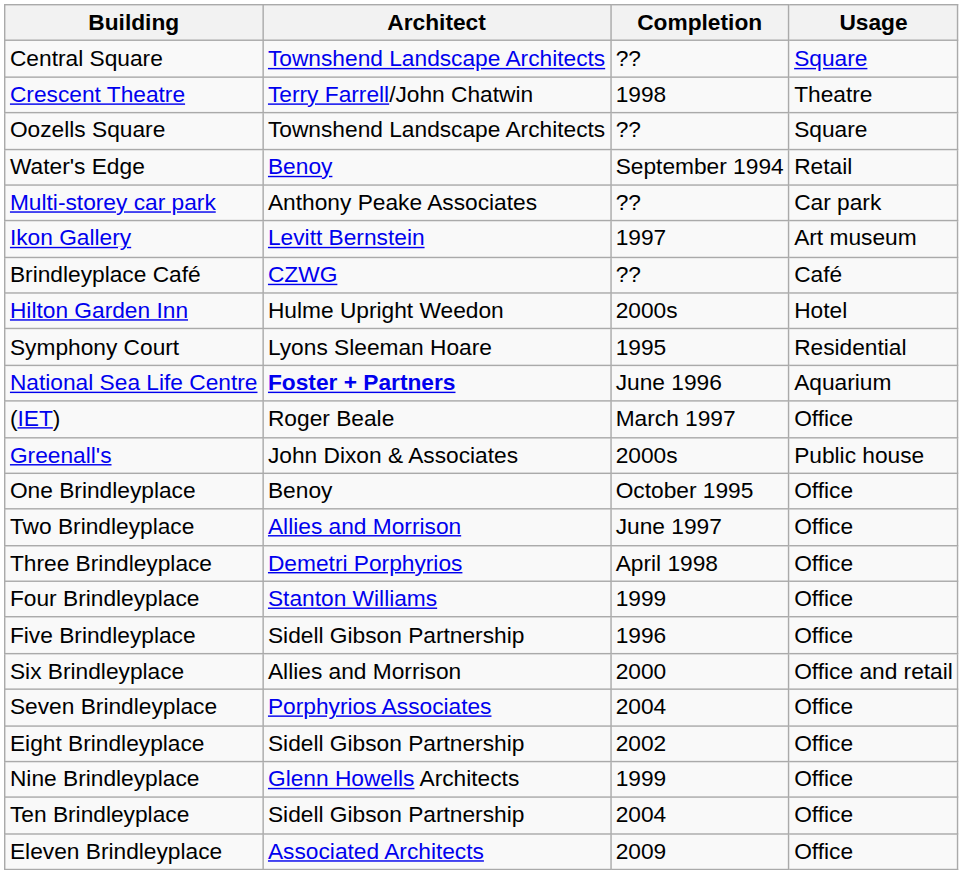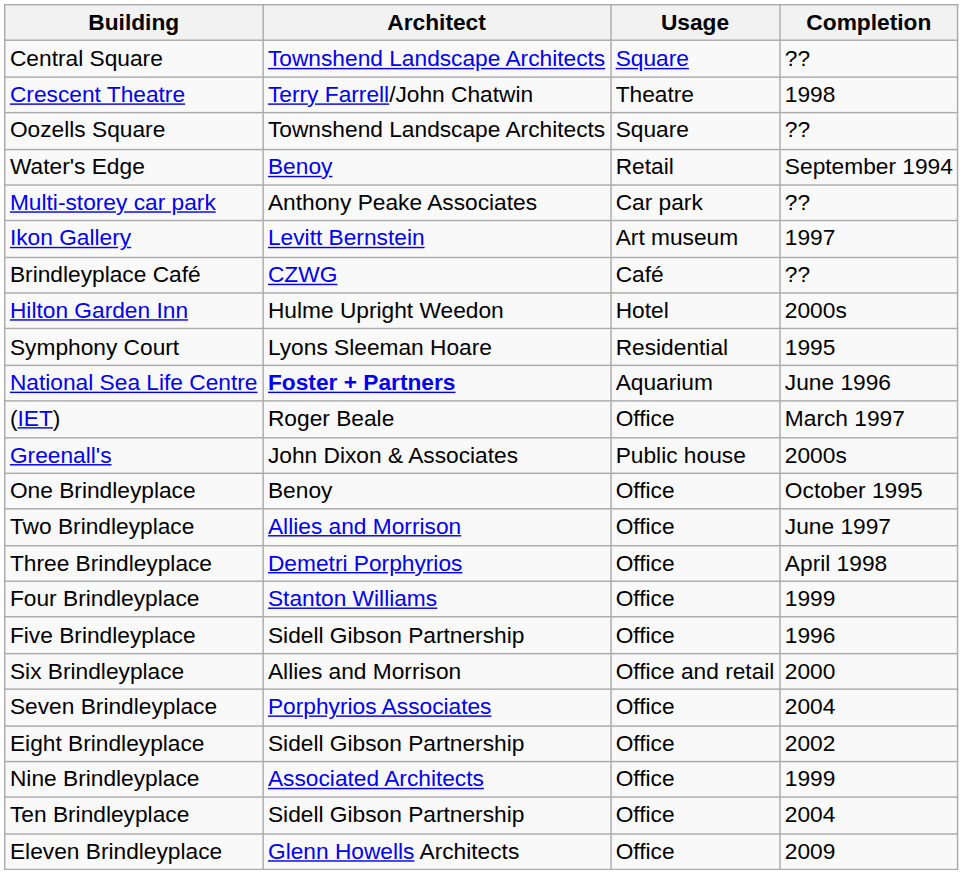columns swapped: (873, 22) <-> (700, 22)
(394, 779) Glenn Howells Architects -> (376, 779) Associated Architects
(376, 851) Associated Architects -> (394, 851) Glenn Howells Architects
